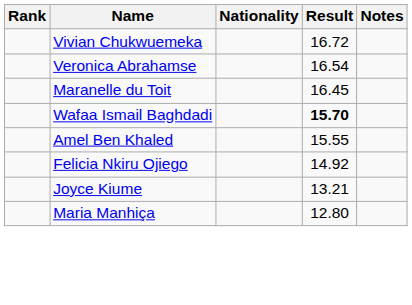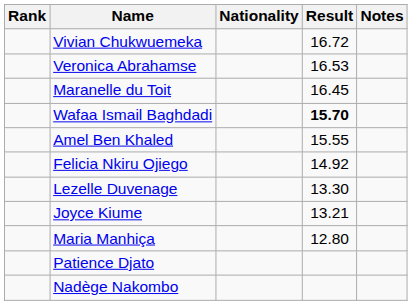(330, 66) 16.54 -> (330, 66) 16.53
+ row: (115, 189)
+ row: (104, 262)
+ row: (116, 287)
